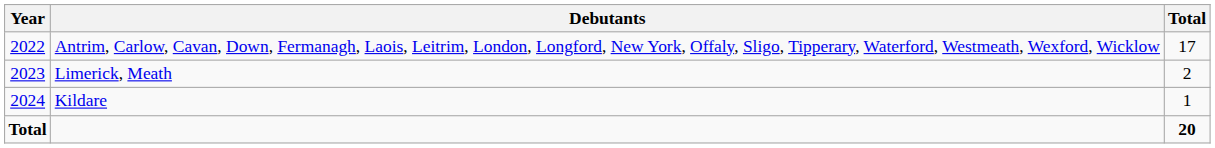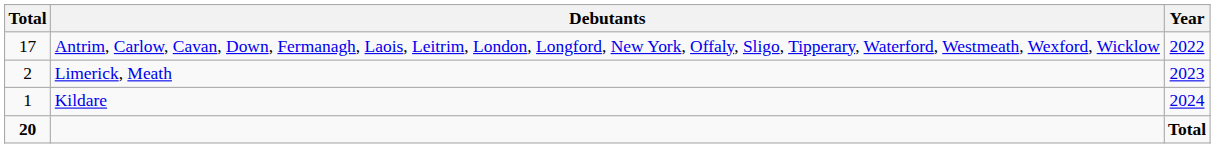columns swapped: (28, 18) <-> (1187, 18)
